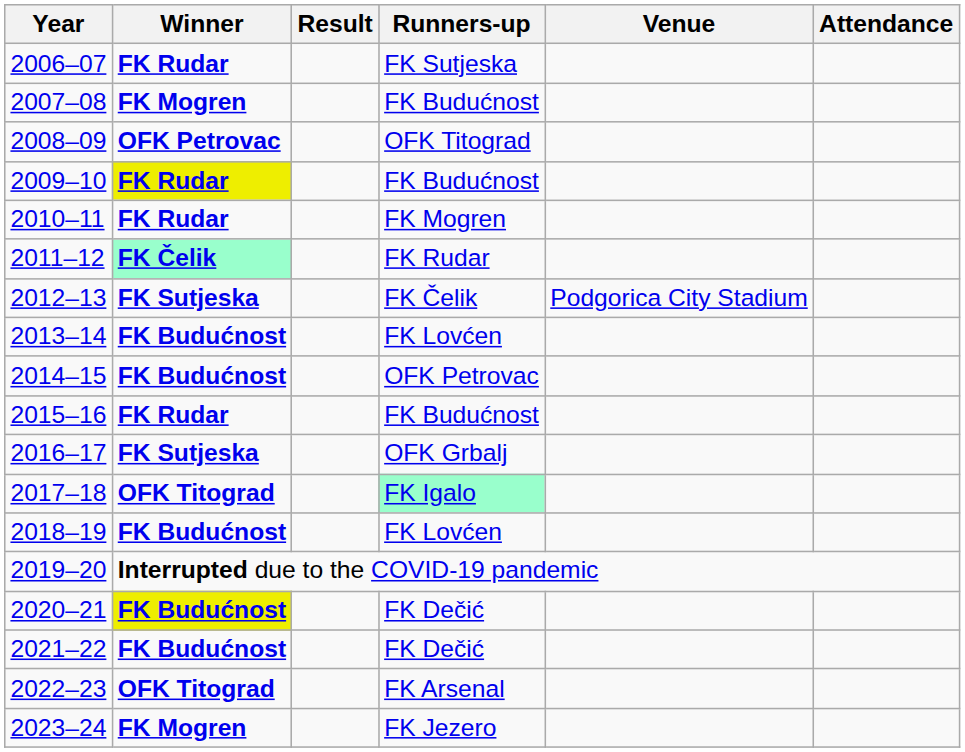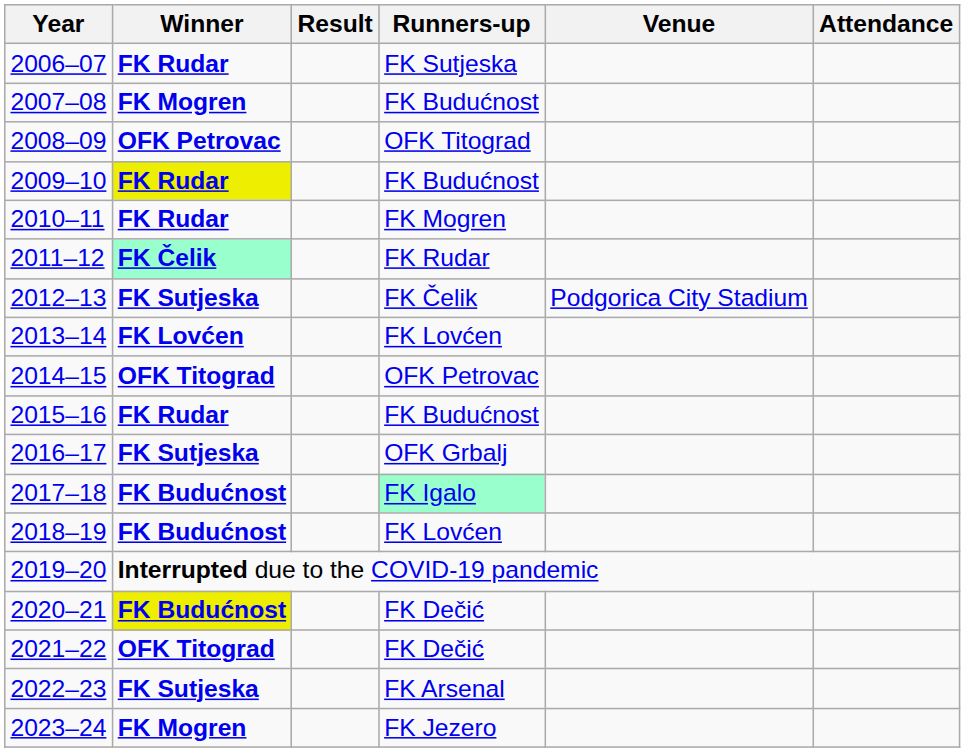(202, 336) FK Budućnost -> (181, 336) FK Lovćen
(202, 375) FK Budućnost -> (196, 375) OFK Titograd
(196, 492) OFK Titograd -> (202, 492) FK Budućnost
(202, 649) FK Budućnost -> (196, 649) OFK Titograd
(196, 688) OFK Titograd -> (188, 688) FK Sutjeska
